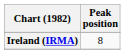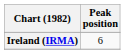(100, 40) 8 -> (100, 40) 6
